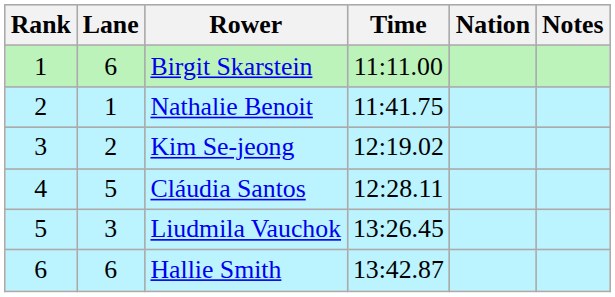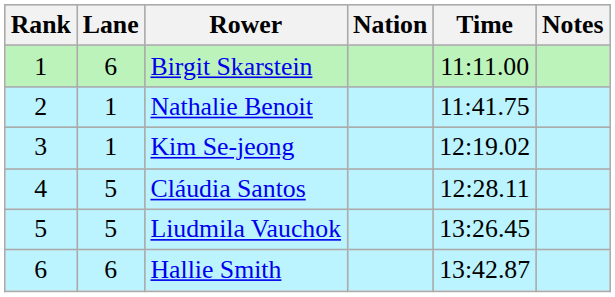columns swapped: (493, 24) <-> (398, 24)
(111, 147) 2 -> (111, 147) 1
(111, 229) 3 -> (111, 229) 5
